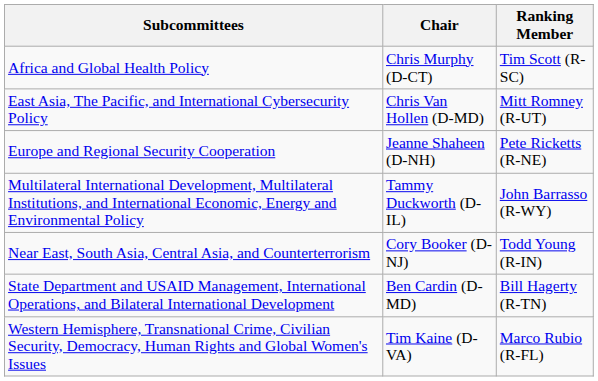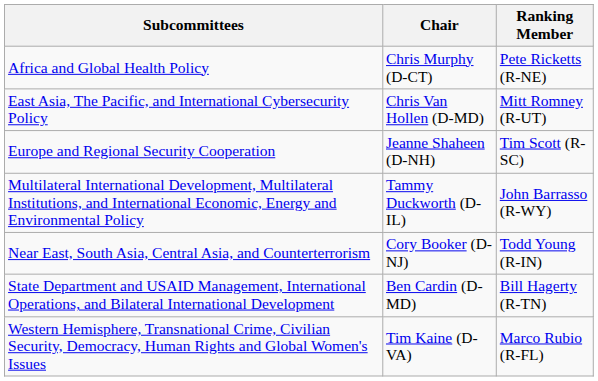(543, 67) Tim Scott (R-SC) -> (541, 67) Pete Ricketts (R-NE)
(541, 151) Pete Ricketts (R-NE) -> (543, 151) Tim Scott (R-SC)
